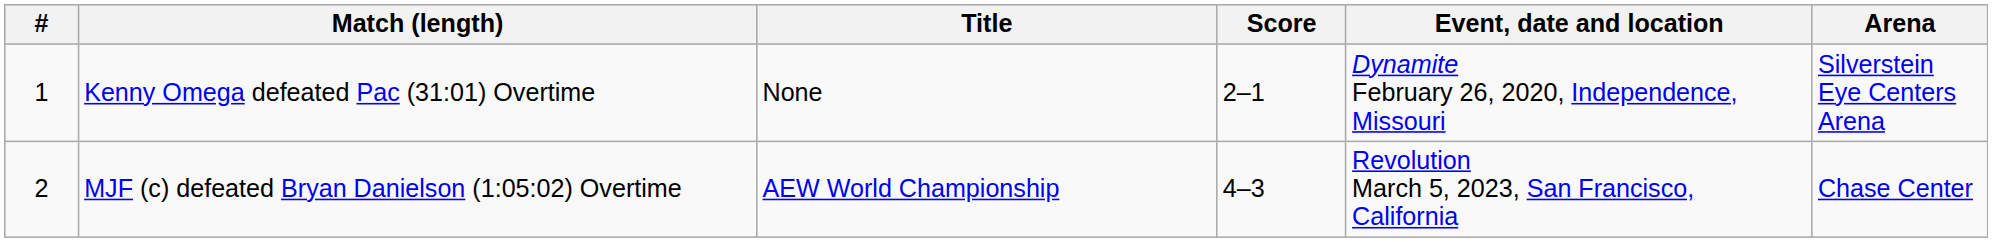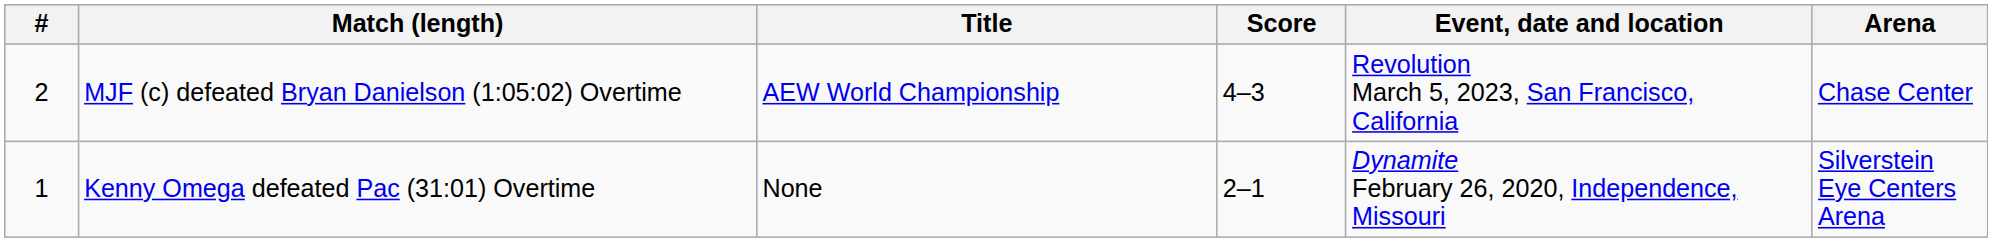rows swapped: (340, 92) <-> (383, 188)
